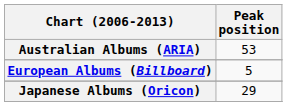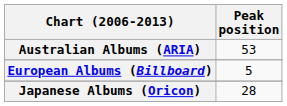(249, 91) 29 -> (249, 91) 28
